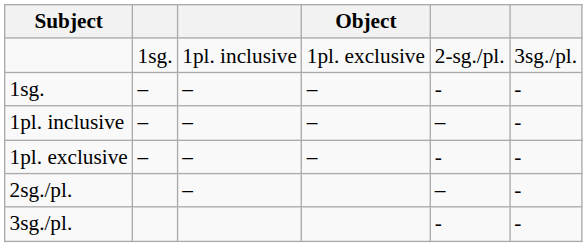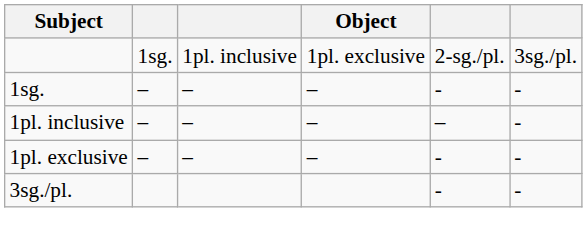- row: (41, 190)
